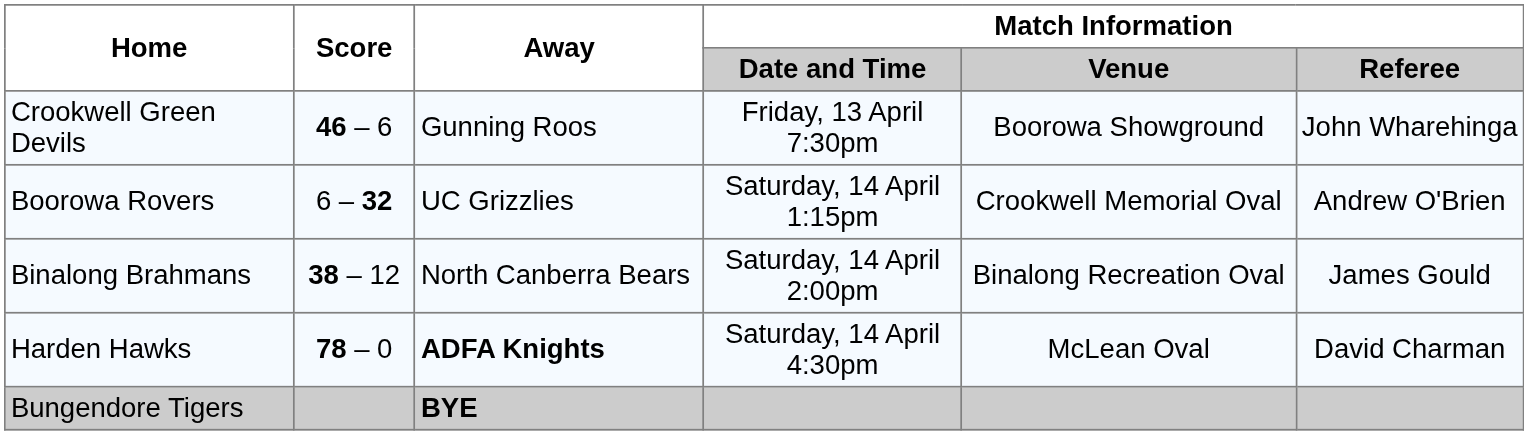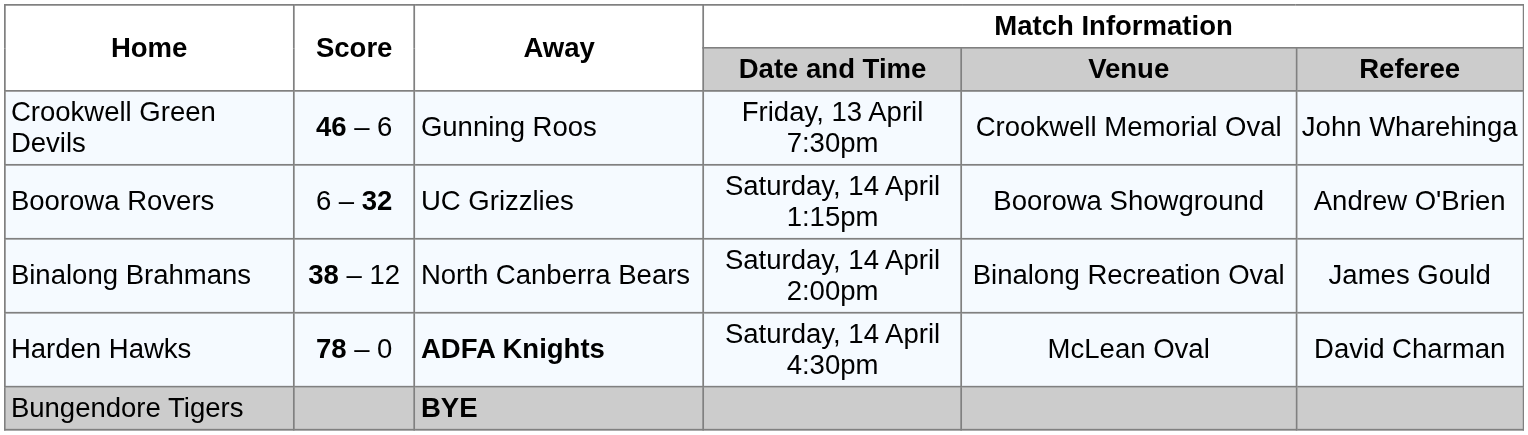(1129, 127) Boorowa Showground -> (1129, 127) Crookwell Memorial Oval
(1129, 201) Crookwell Memorial Oval -> (1129, 201) Boorowa Showground
